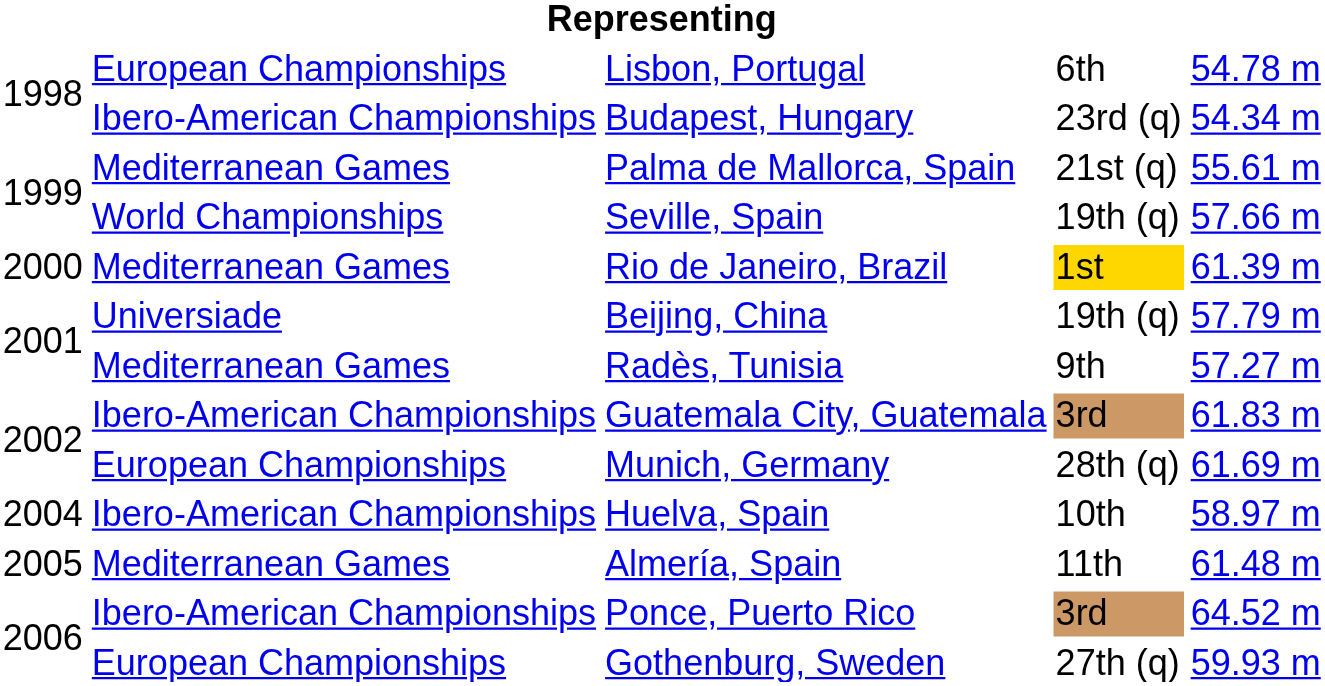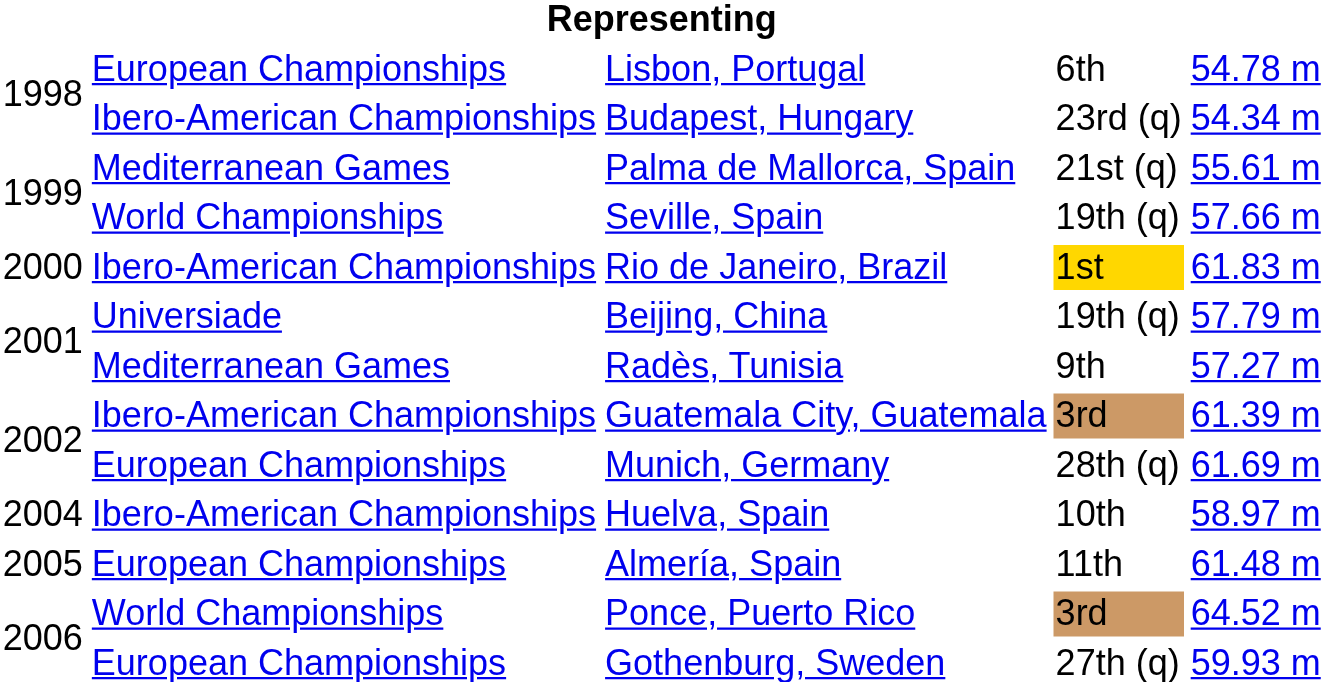(271, 266) Mediterranean Games -> (344, 266) Ibero-American Championships
(1256, 266) 61.39 m -> (1256, 266) 61.83 m
(1256, 415) 61.83 m -> (1256, 415) 61.39 m
(271, 563) Mediterranean Games -> (299, 563) European Championships
(344, 613) Ibero-American Championships -> (268, 613) World Championships
